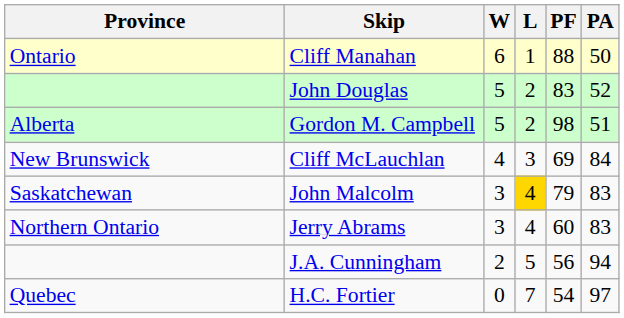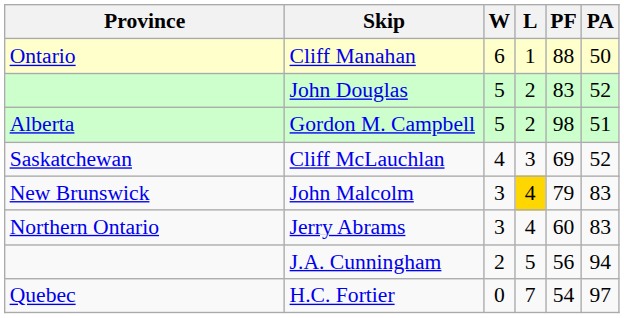(80, 158) New Brunswick -> (71, 158) Saskatchewan
(600, 158) 84 -> (600, 158) 52
(71, 192) Saskatchewan -> (80, 192) New Brunswick
